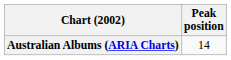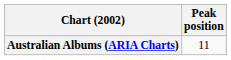(204, 45) 14 -> (204, 45) 11
